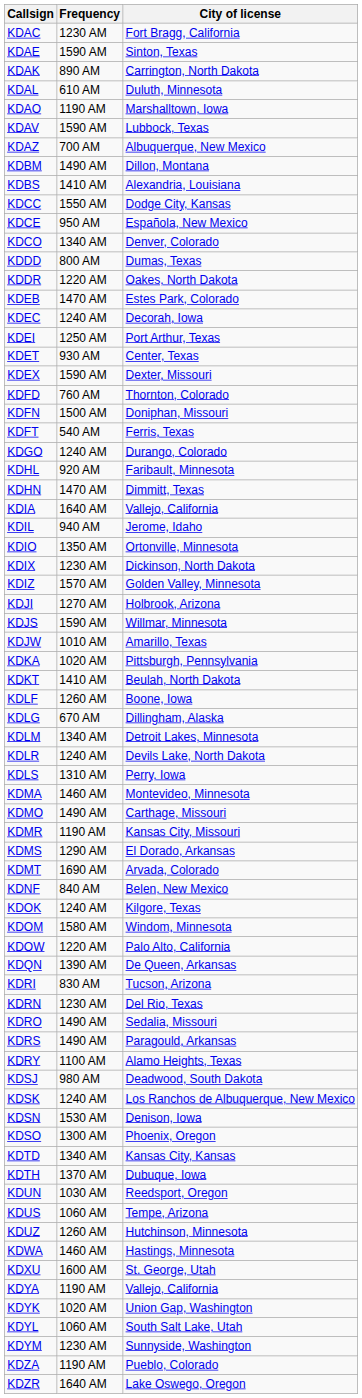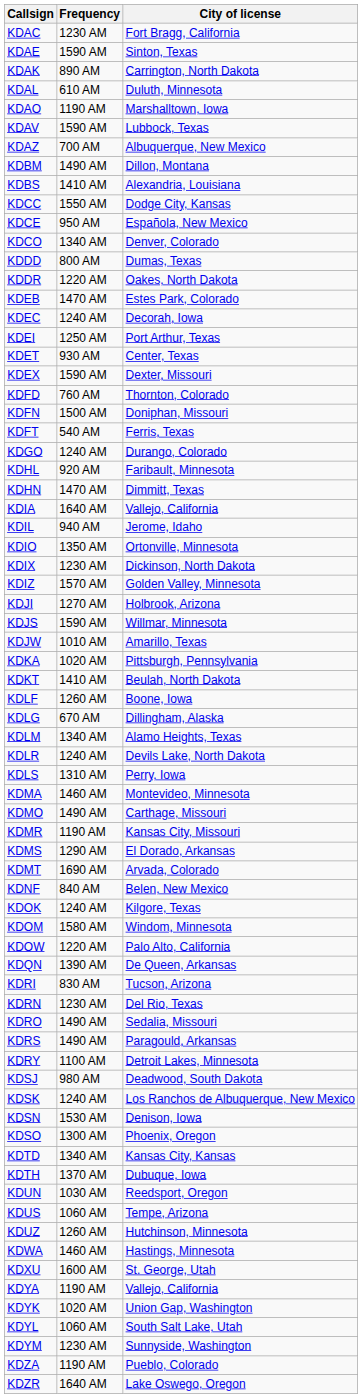(192, 737) Detroit Lakes, Minnesota -> (183, 737) Alamo Heights, Texas
(183, 1060) Alamo Heights, Texas -> (192, 1060) Detroit Lakes, Minnesota
